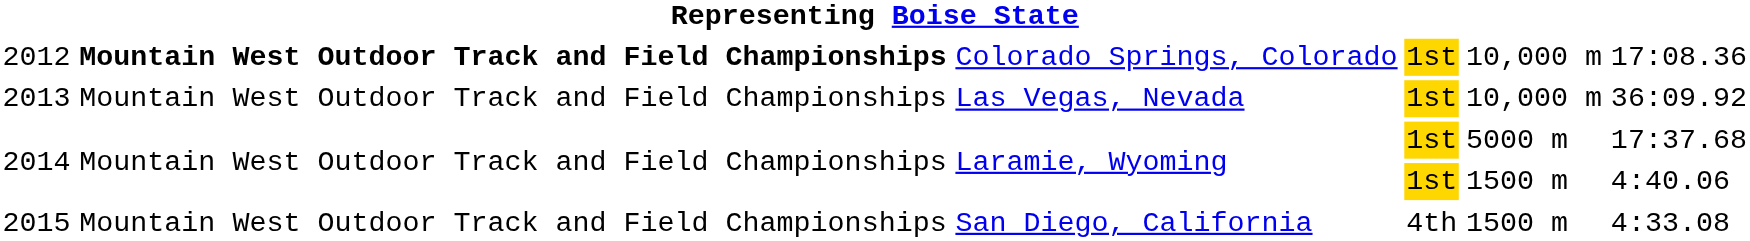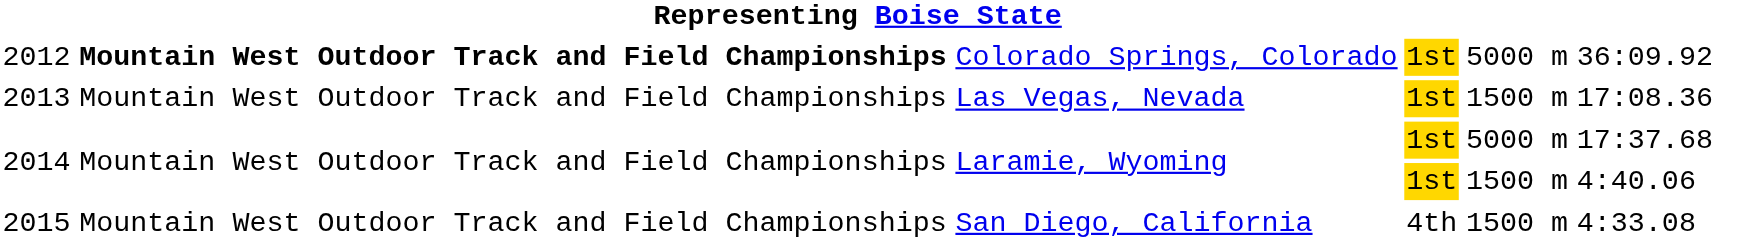(1534, 57) 10,000 m -> (1517, 57) 5000 m
(1679, 57) 17:08.36 -> (1645, 57) 36:09.92
(1534, 99) 10,000 m -> (1517, 99) 1500 m
(1679, 99) 36:09.92 -> (1645, 99) 17:08.36
